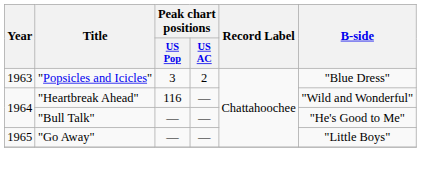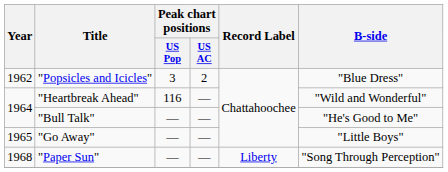(20, 78) 1963 -> (20, 78) 1962
+ row: (69, 157)
